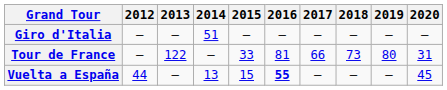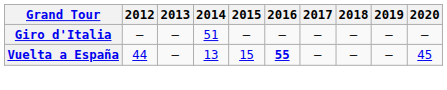- row: (63, 55)
